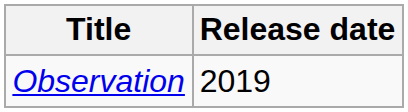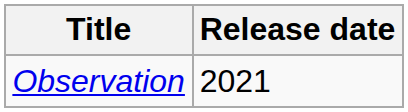(235, 80) 2019 -> (235, 80) 2021
